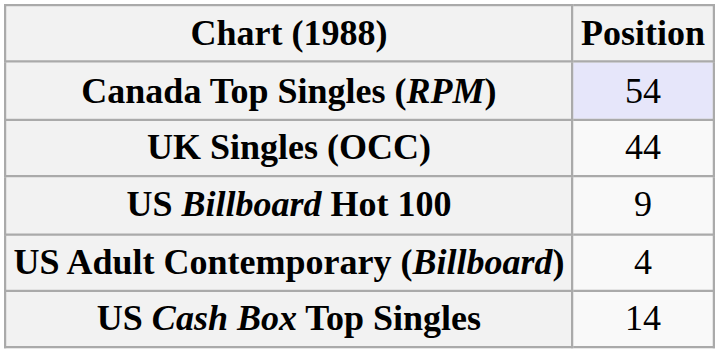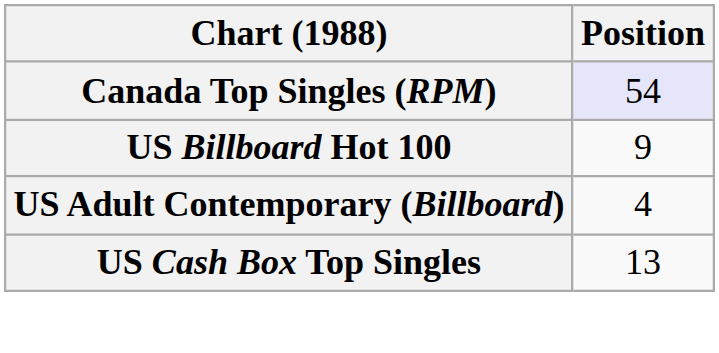- row: (289, 147)
(643, 318) 14 -> (643, 261) 13
